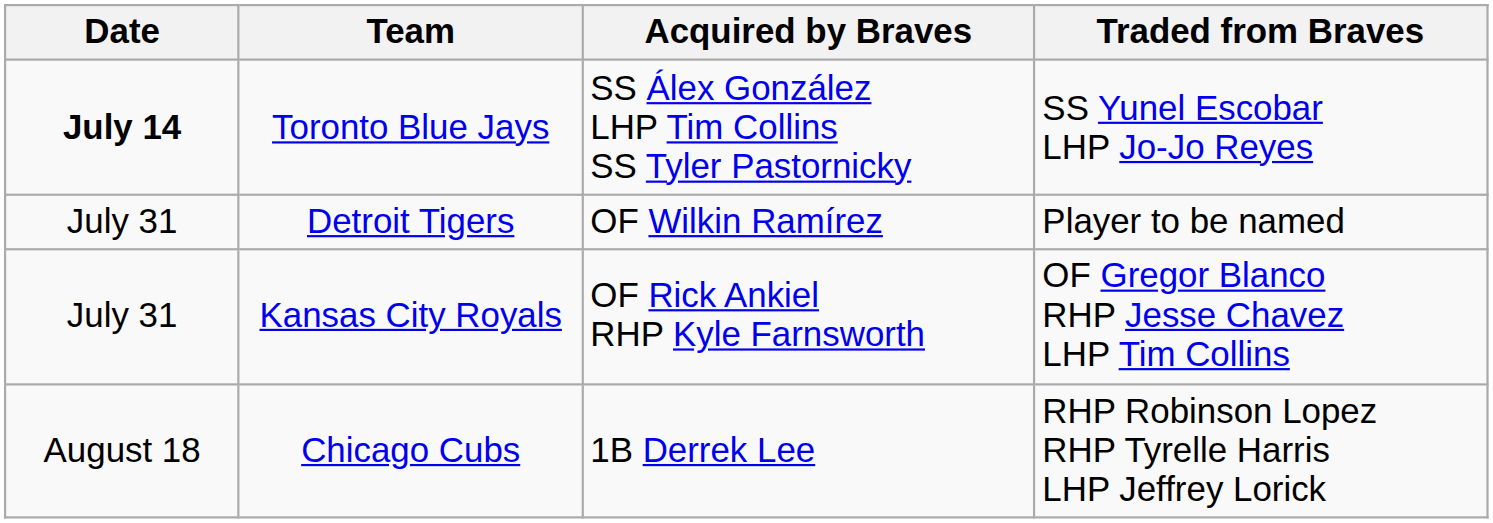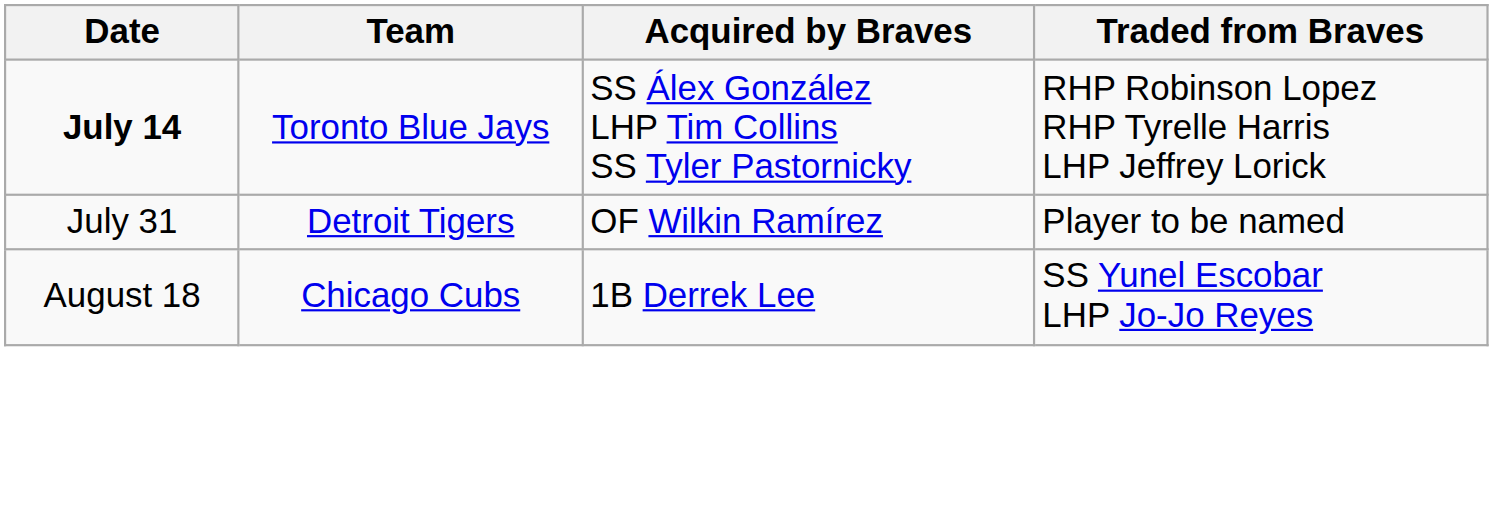(1183, 126) SS Yunel Escobar LHP Jo-Jo Reyes -> (1210, 126) RHP Robinson Lopez RHP Tyrelle Harris LHP Jeffrey Lorick
- row: (411, 315)
(1210, 449) RHP Robinson Lopez RHP Tyrelle Harris LHP Jeffrey Lorick -> (1183, 296) SS Yunel Escobar LHP Jo-Jo Reyes
